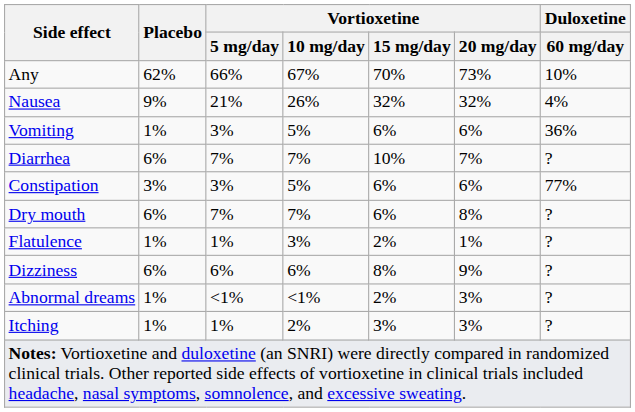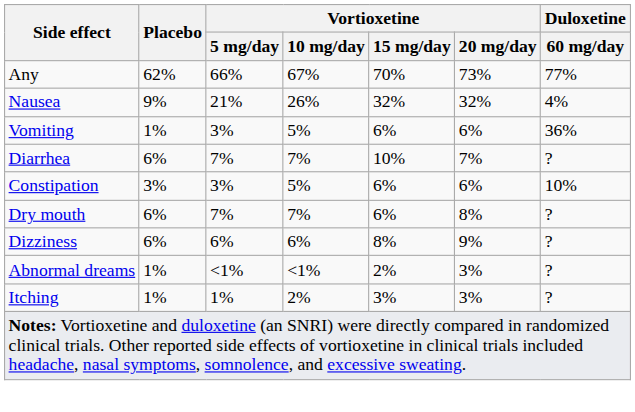(561, 74) 10% -> (561, 74) 77%
(561, 185) 77% -> (561, 185) 10%
- row: (45, 241)
